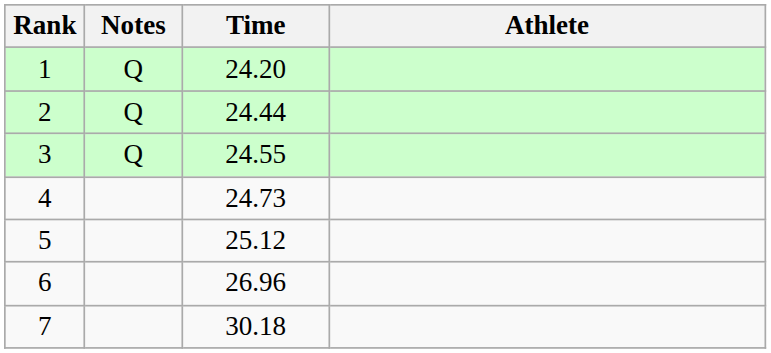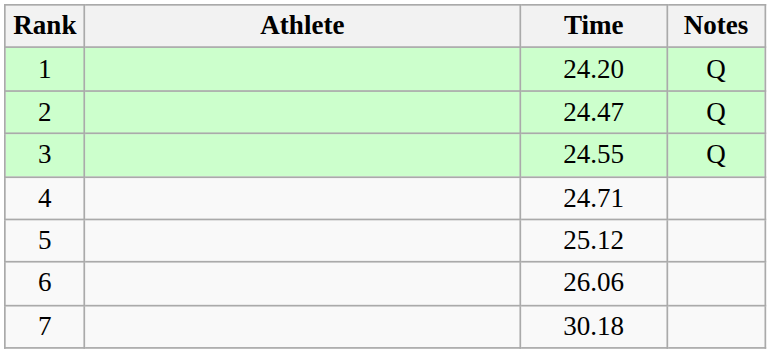columns swapped: (547, 25) <-> (133, 25)
(256, 111) 24.44 -> (594, 111) 24.47
(256, 197) 24.73 -> (594, 197) 24.71
(256, 283) 26.96 -> (594, 283) 26.06
